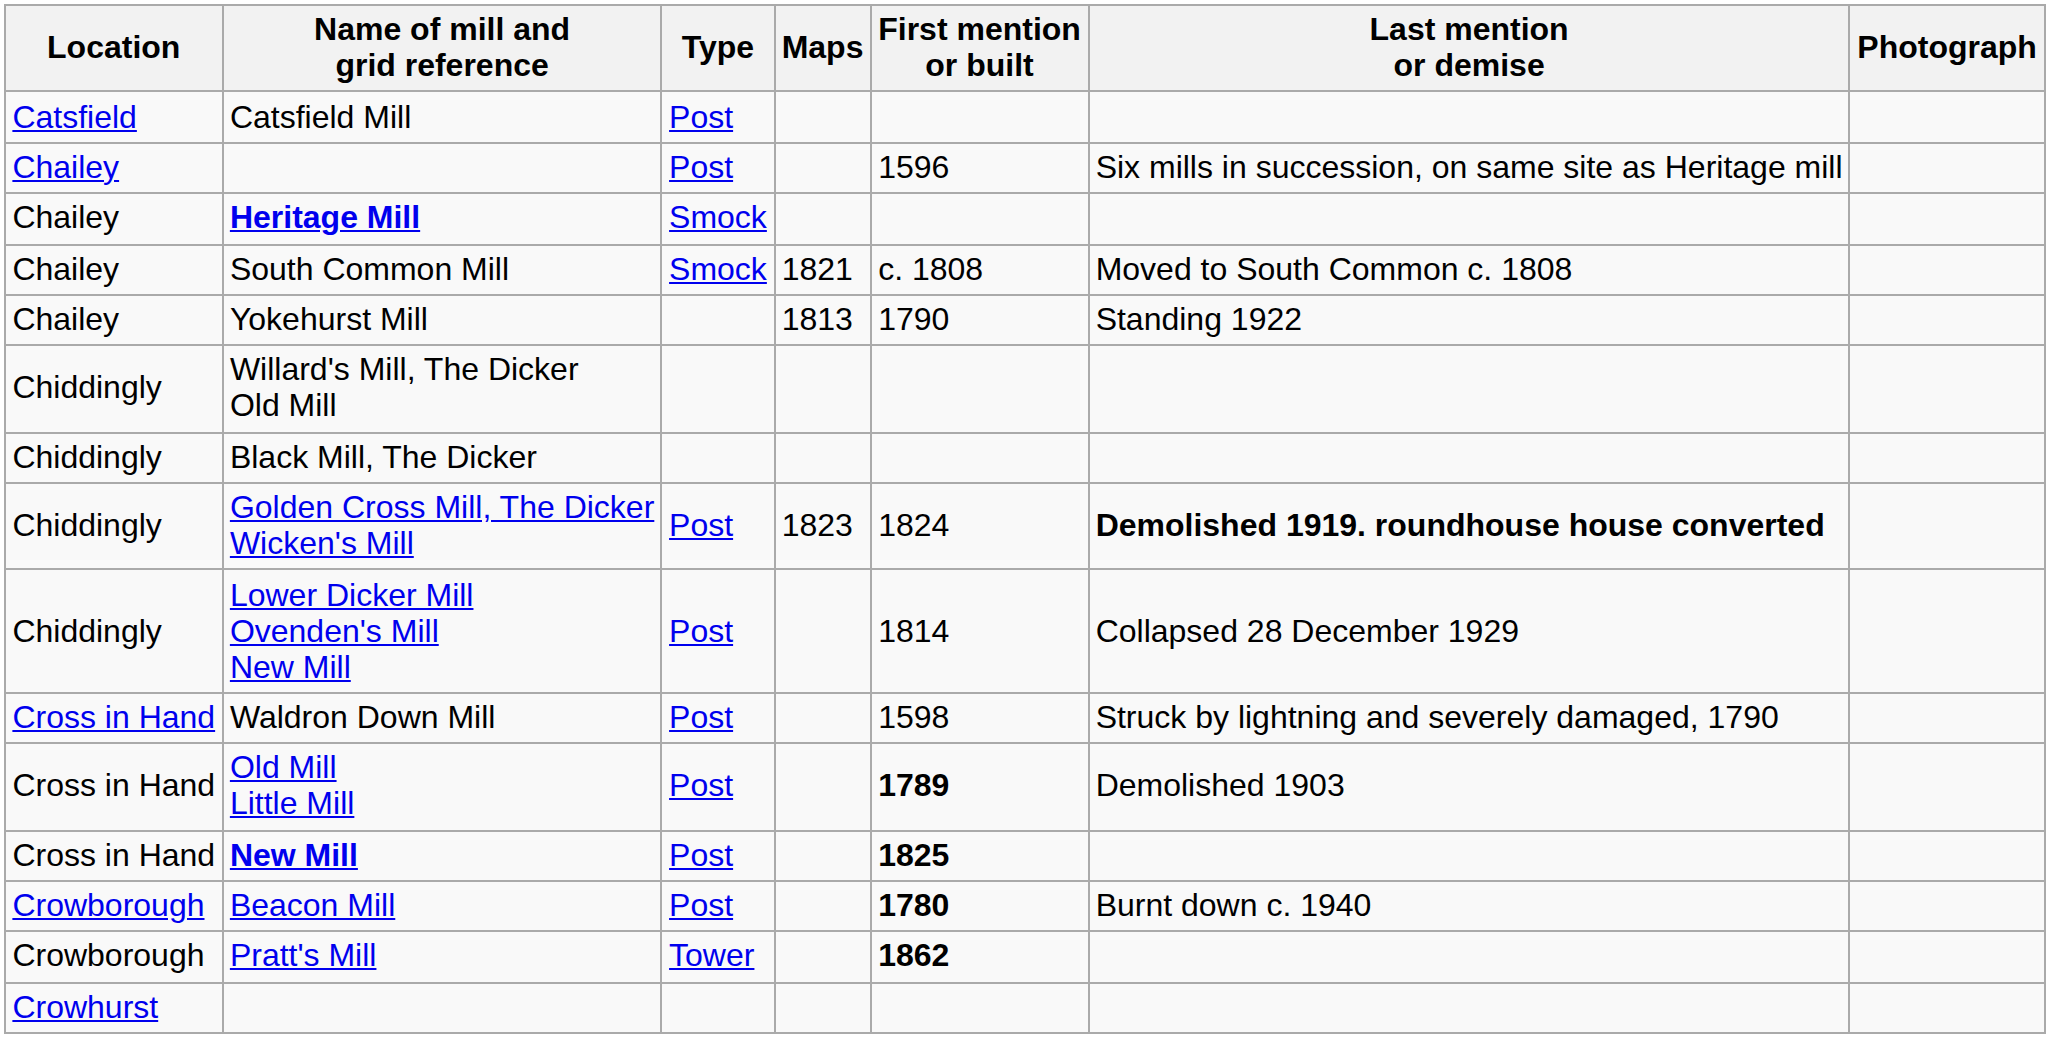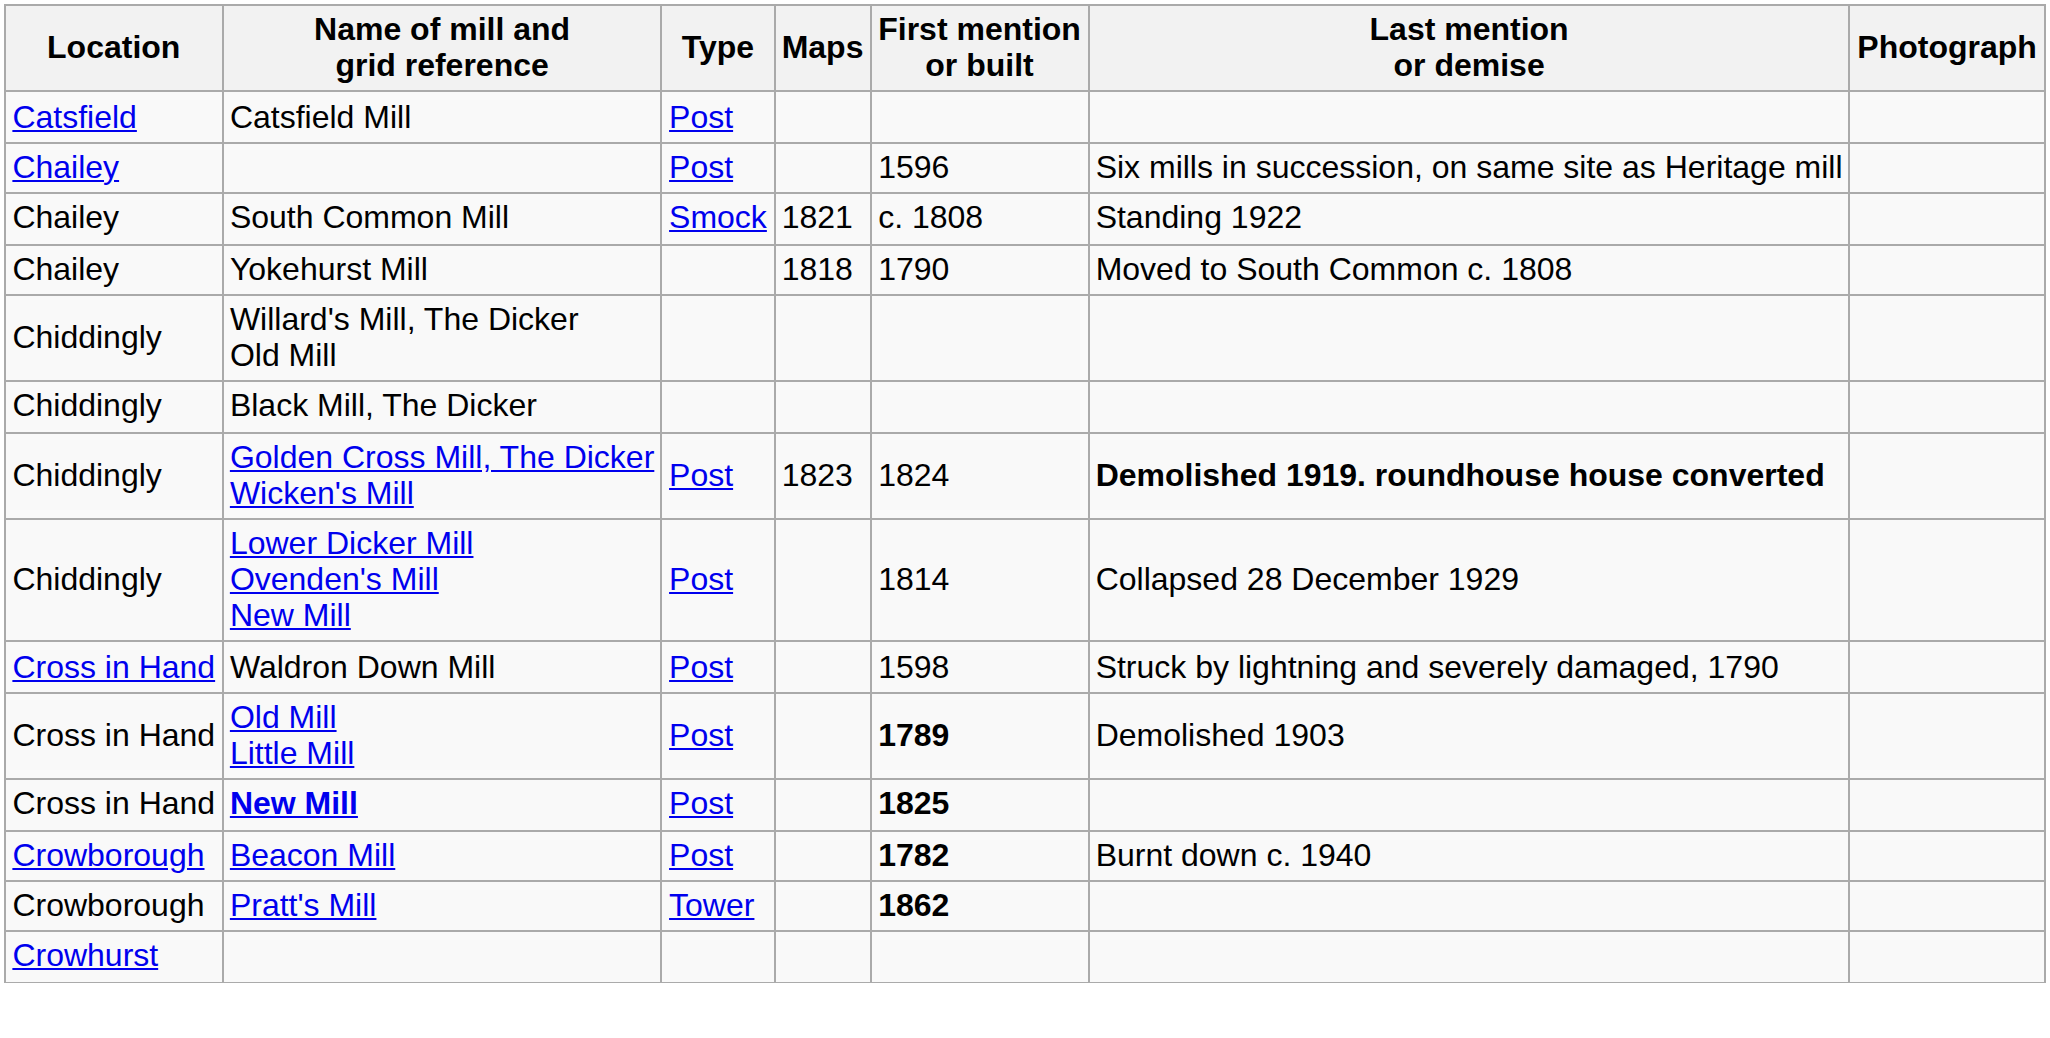- row: (66, 218)
(1334, 268) Moved to South Common c. 1808 -> (1199, 218) Standing 1922
(817, 319) 1813 -> (817, 268) 1818
(1199, 319) Standing 1922 -> (1334, 268) Moved to South Common c. 1808
(914, 905) 1780 -> (914, 854) 1782
